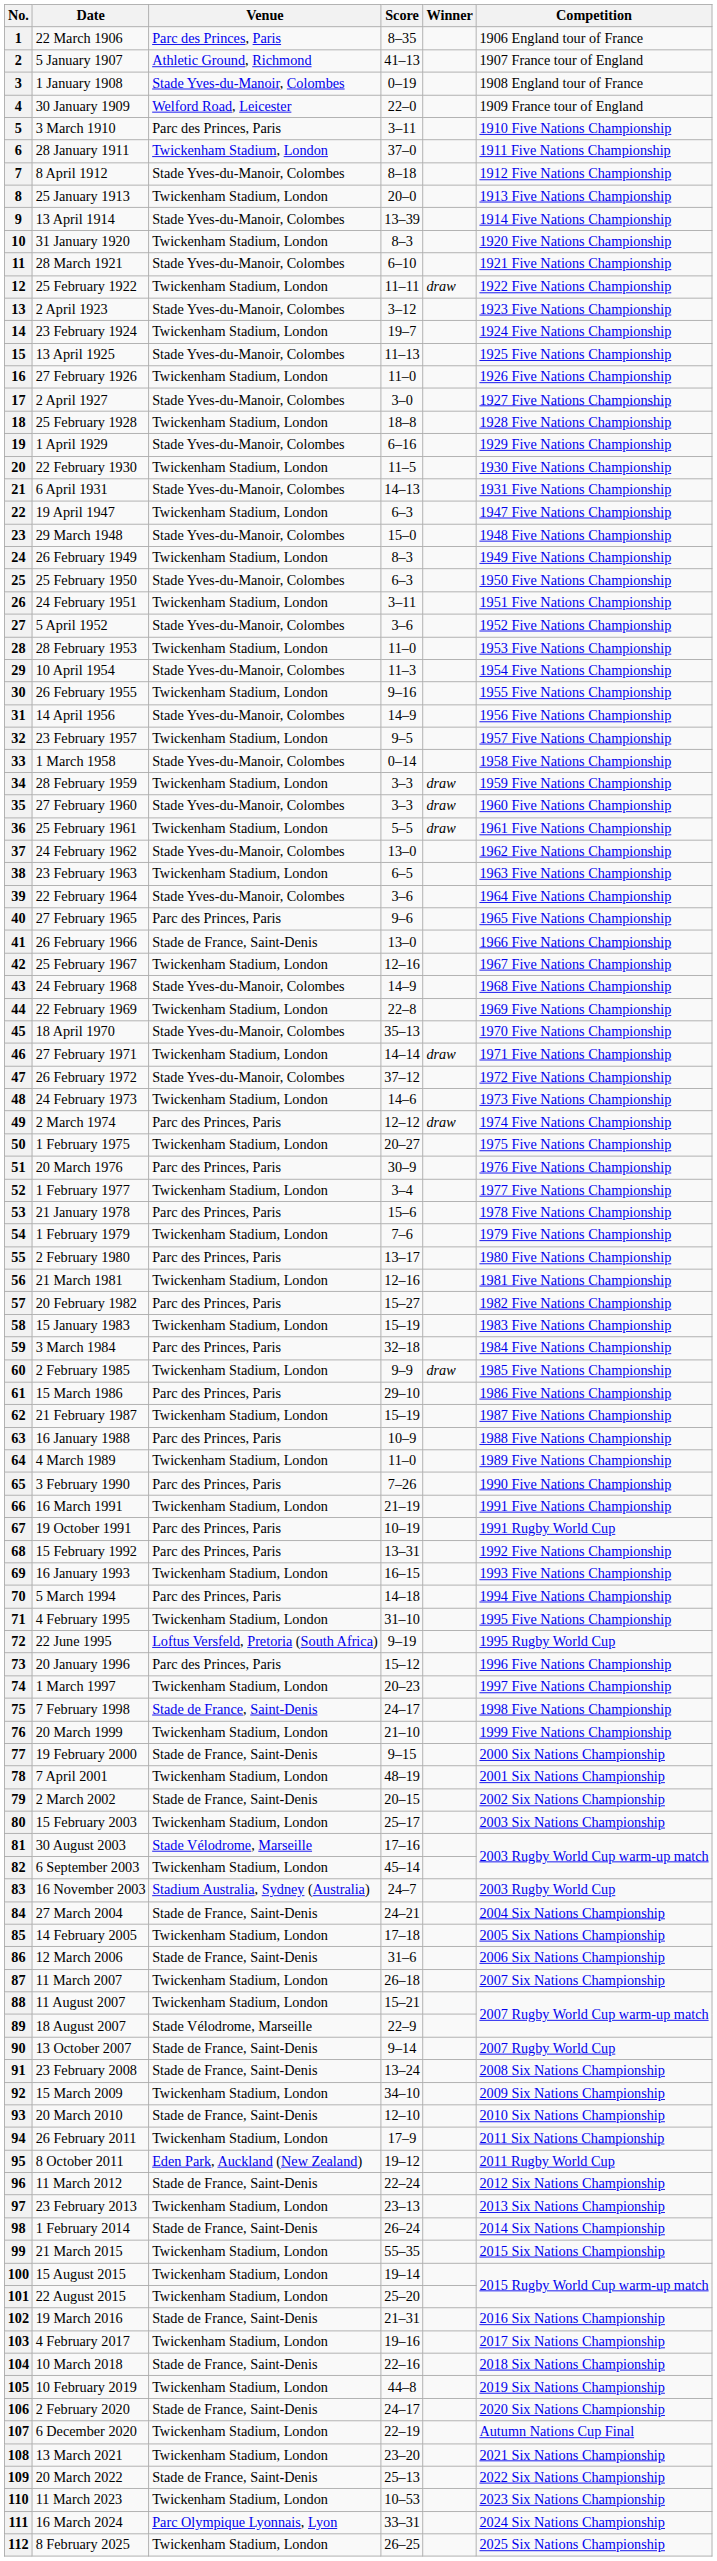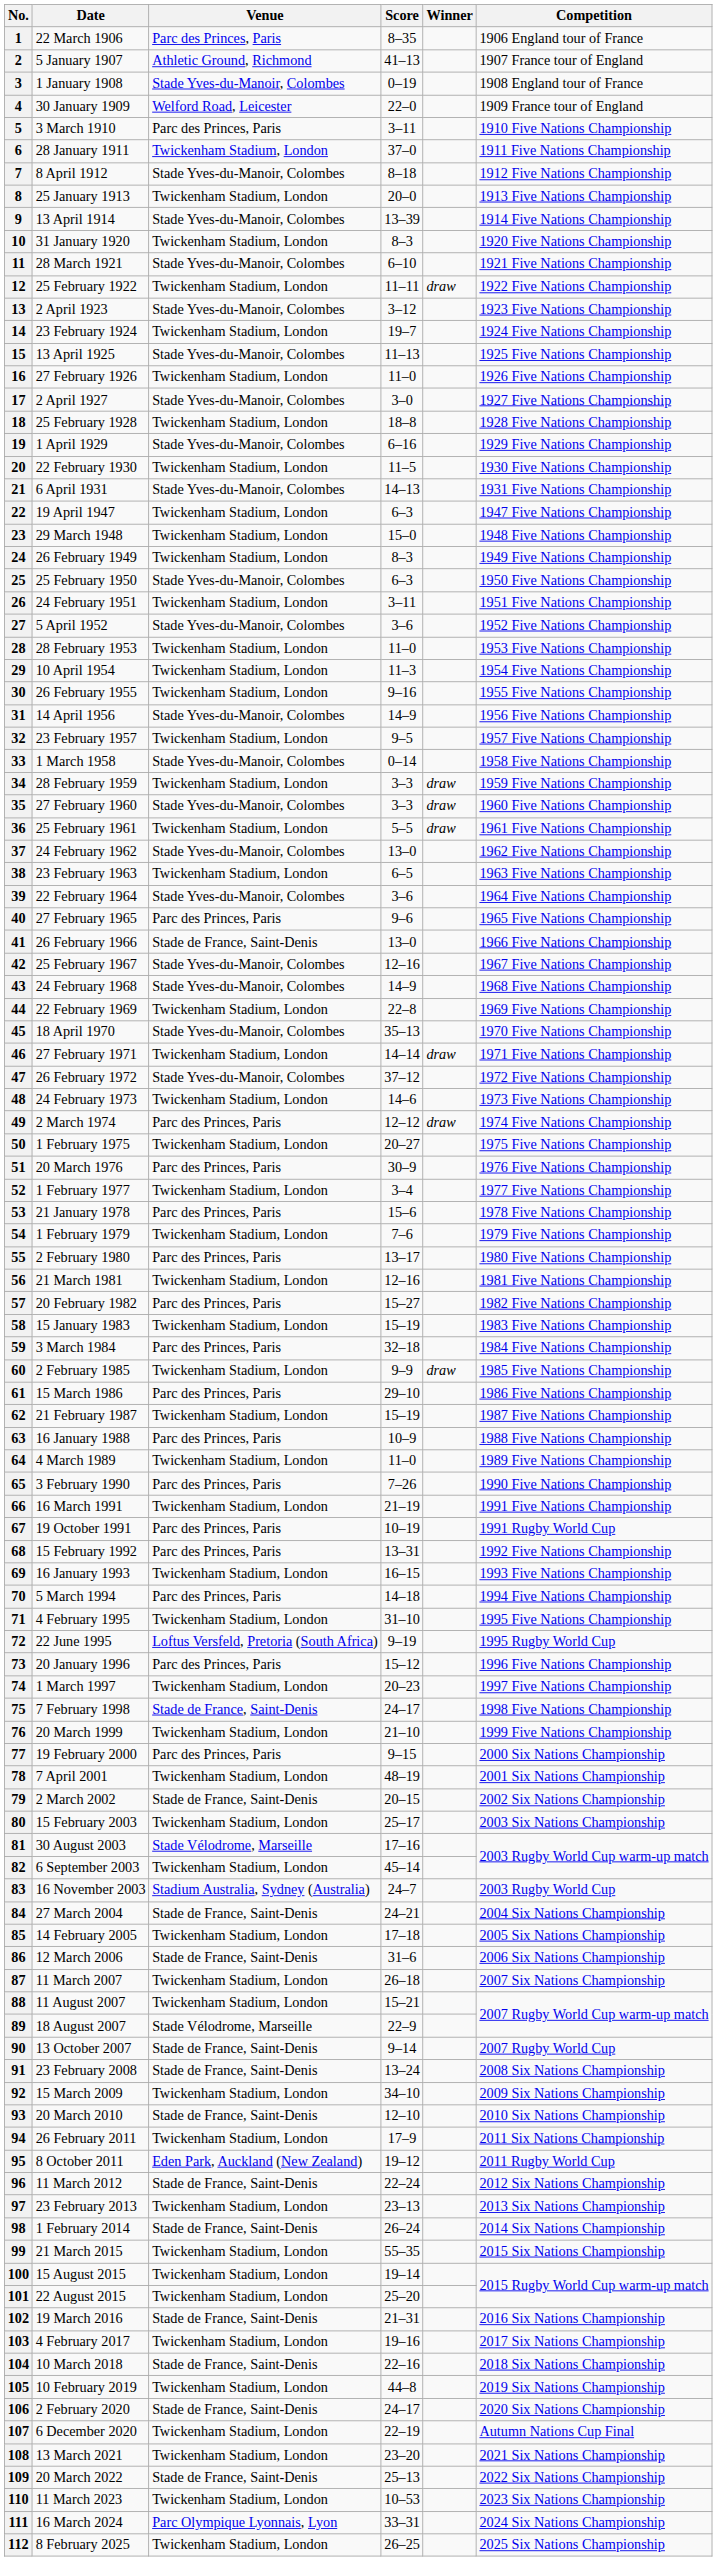(248, 535) Stade Yves-du-Manoir, Colombes -> (240, 535) Twickenham Stadium, London
(248, 670) Stade Yves-du-Manoir, Colombes -> (240, 670) Twickenham Stadium, London
(240, 964) Twickenham Stadium, London -> (248, 964) Stade Yves-du-Manoir, Colombes
(235, 1754) Stade de France, Saint-Denis -> (217, 1754) Parc des Princes, Paris
